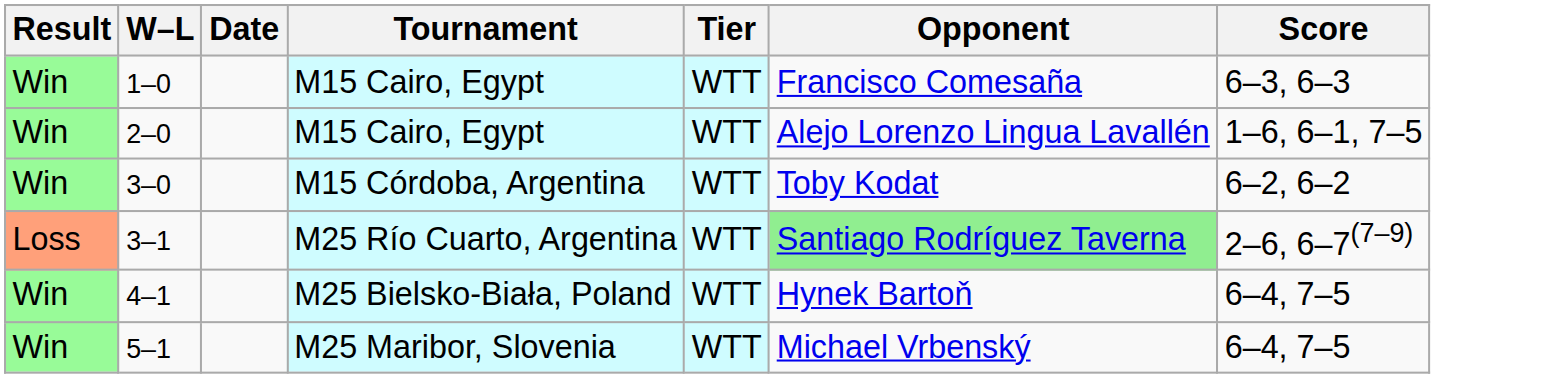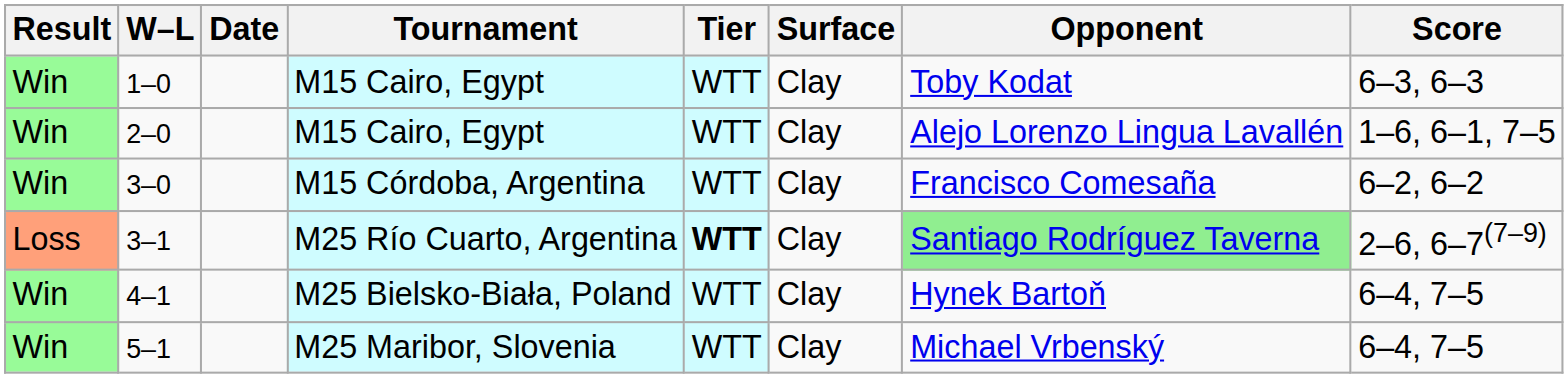+ column: (836, 30)
(929, 81) Francisco Comesaña -> (991, 81) Toby Kodat
(858, 183) Toby Kodat -> (1063, 183) Francisco Comesaña
(727, 239) normal -> (727, 239) bold
